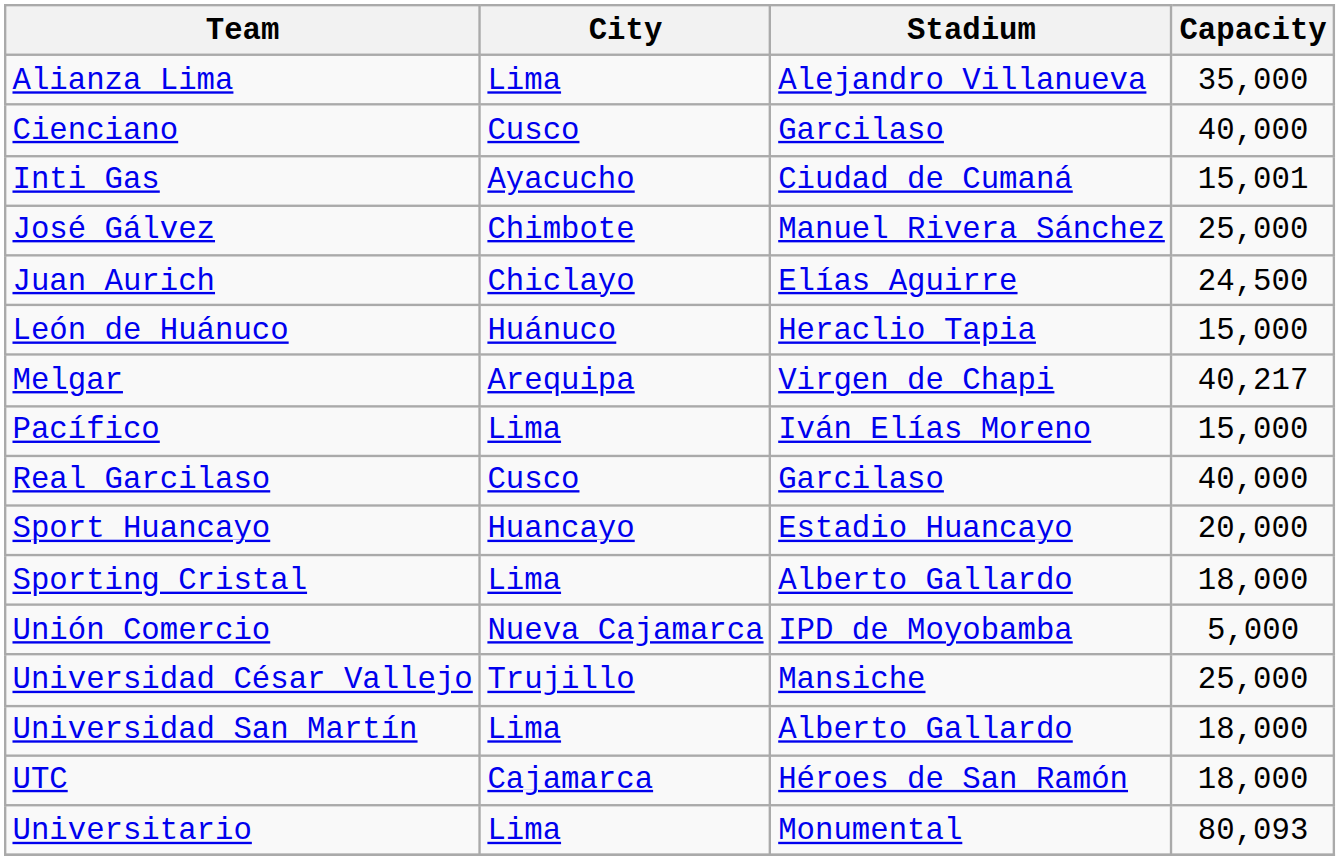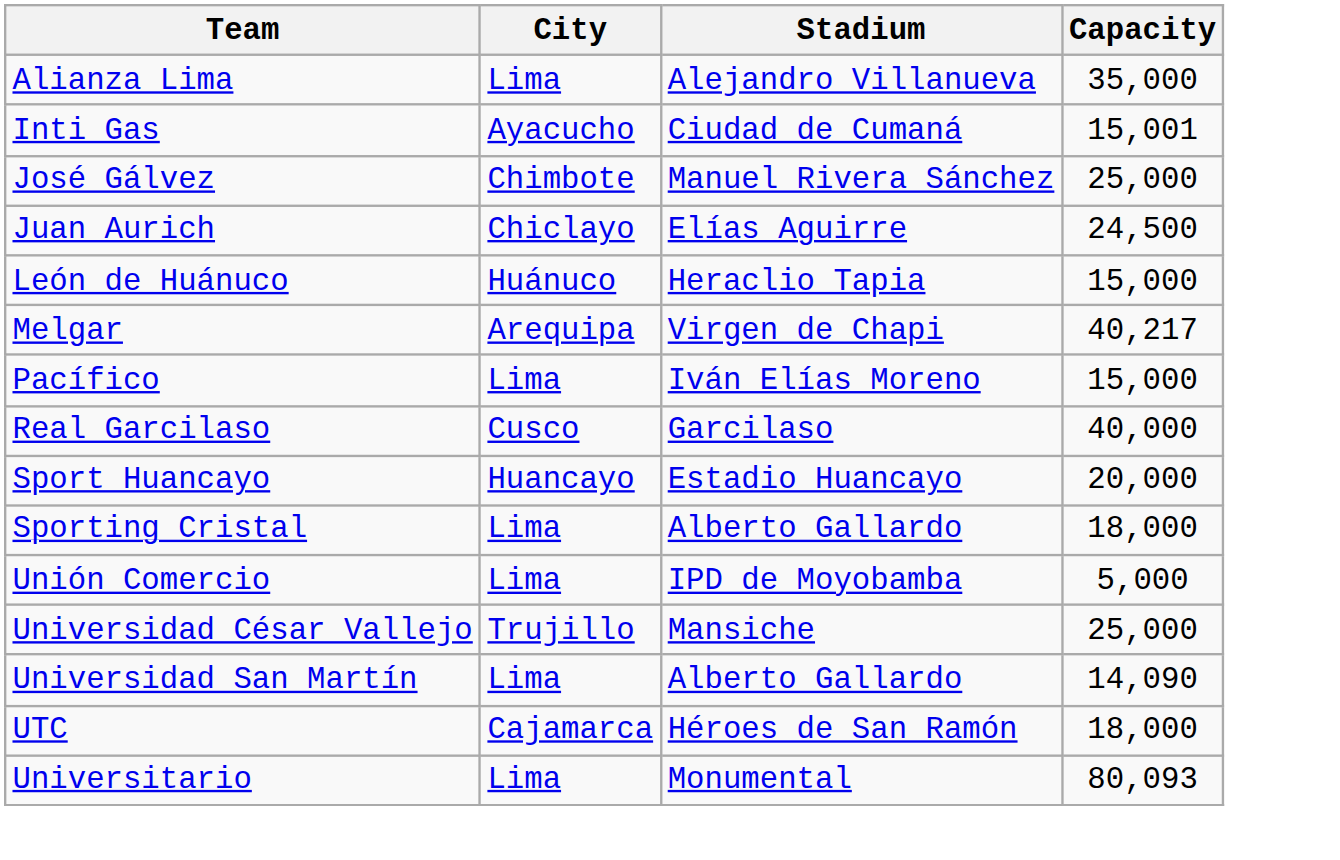- row: (95, 130)
(625, 630) Nueva Cajamarca -> (524, 580) Lima
(1253, 730) 18,000 -> (1143, 680) 14,090
